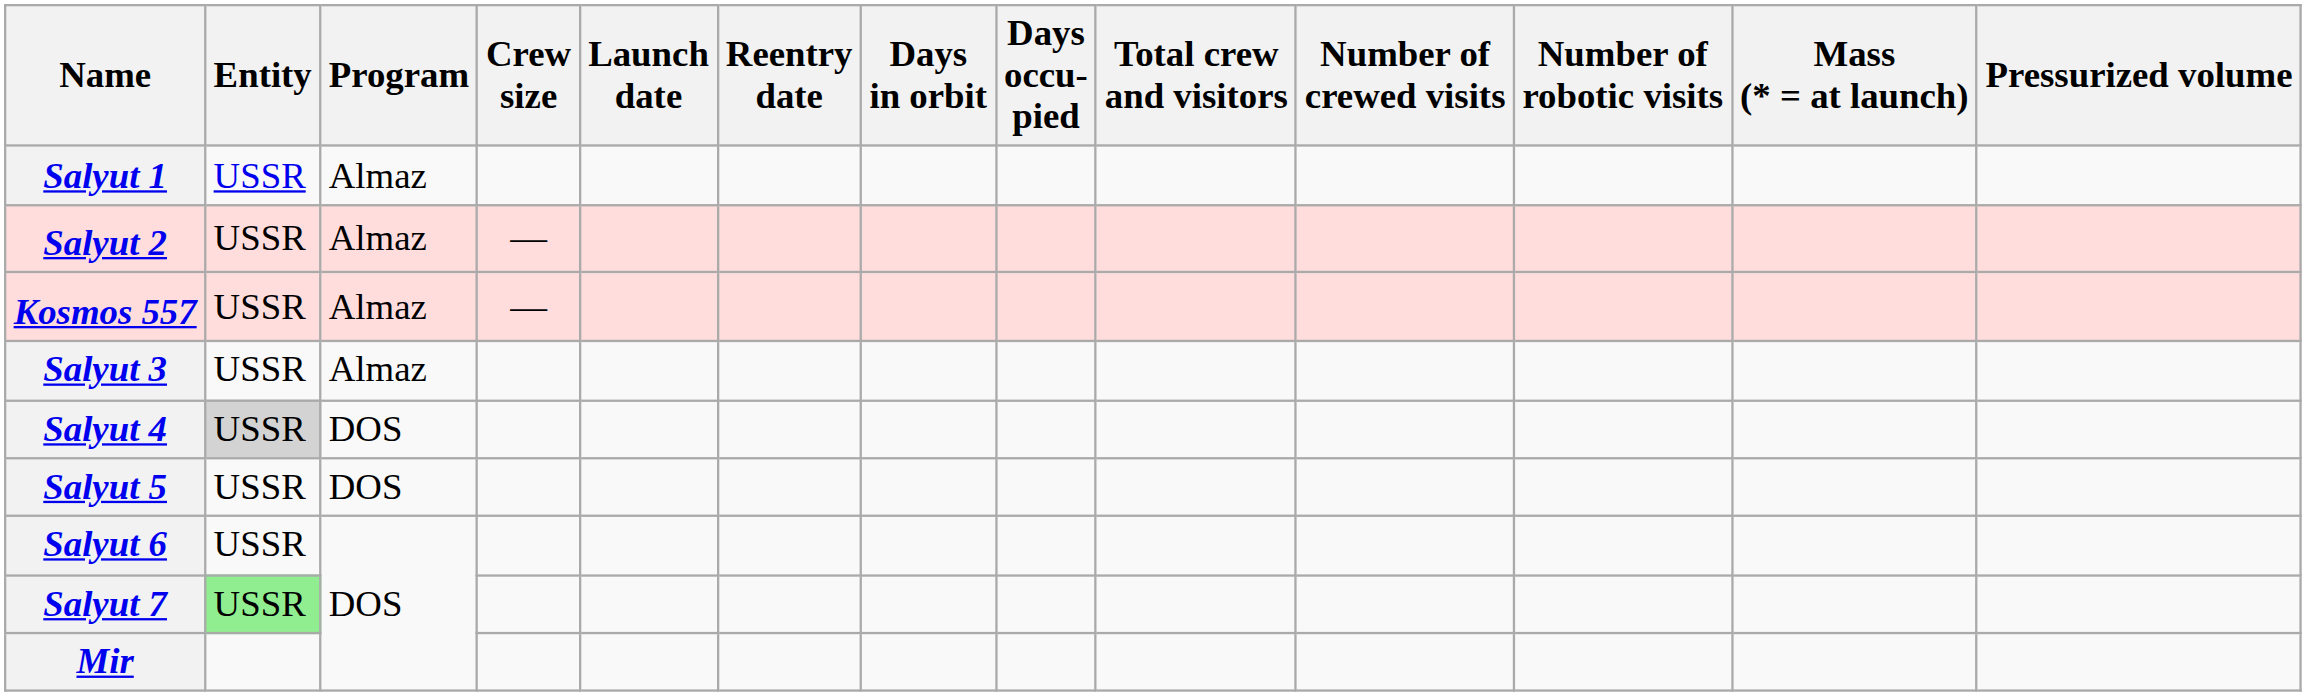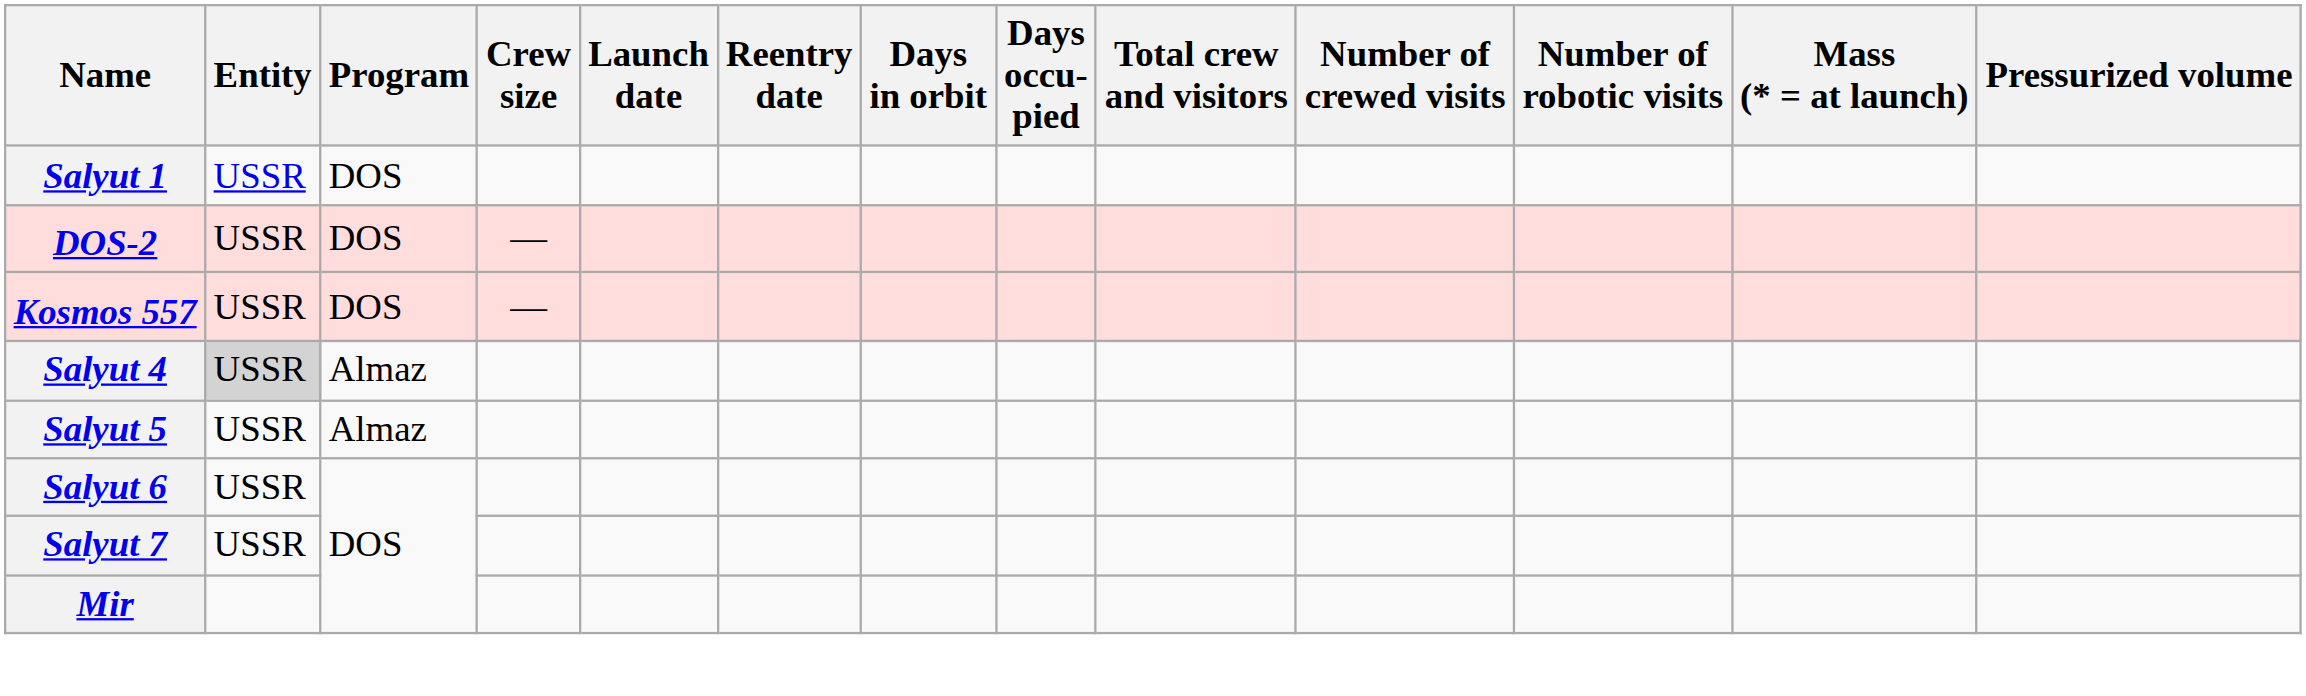(378, 174) Almaz -> (366, 174) DOS
+ row: (105, 243)
- row: (105, 243)
(378, 306) Almaz -> (366, 306) DOS
- row: (105, 369)
(366, 428) DOS -> (378, 369) Almaz
(366, 486) DOS -> (378, 428) Almaz
(260, 603) lightgreen background -> (260, 544) no background
